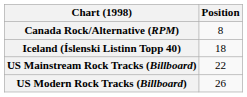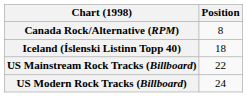(221, 83) 26 -> (221, 83) 24
